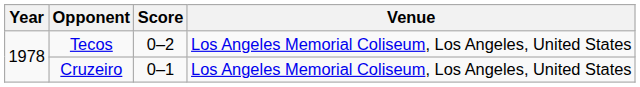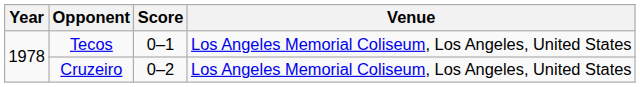(161, 44) 0–2 -> (161, 44) 0–1
(161, 70) 0–1 -> (161, 70) 0–2
